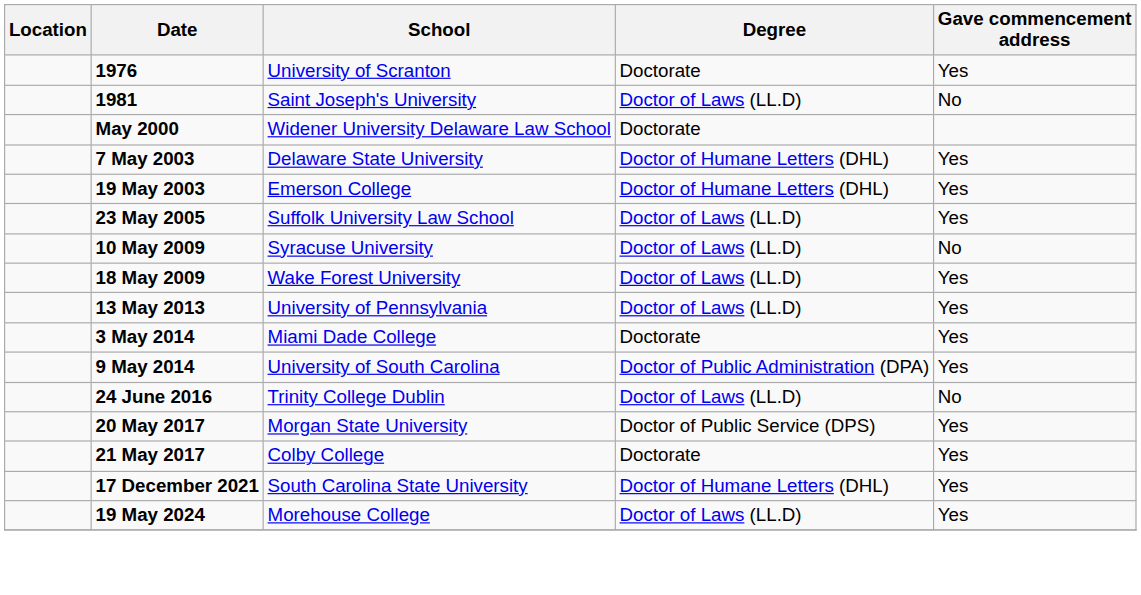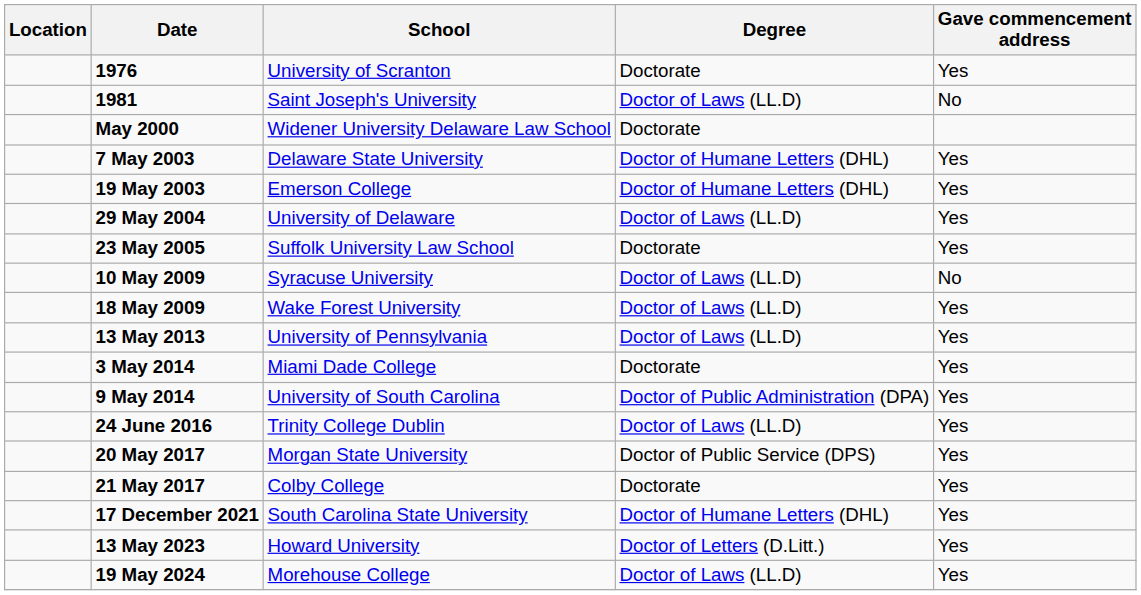+ row: (150, 218)
(711, 218) Doctor of Laws (LL.D) -> (660, 248) Doctorate
(950, 396) No -> (953, 426) Yes
+ row: (150, 545)
